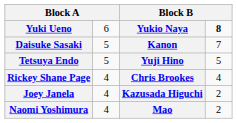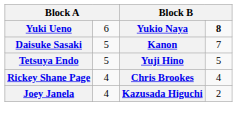- row: (49, 110)
